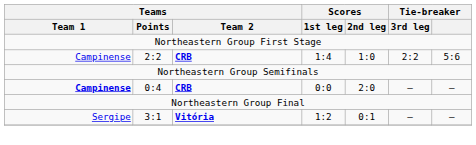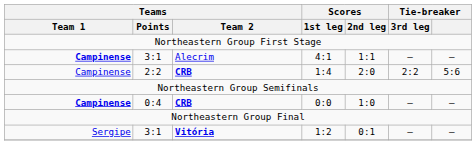+ row: (323, 57)
(367, 57) 1:0 -> (367, 72) 2:0
(367, 87) 2:0 -> (367, 102) 1:0
